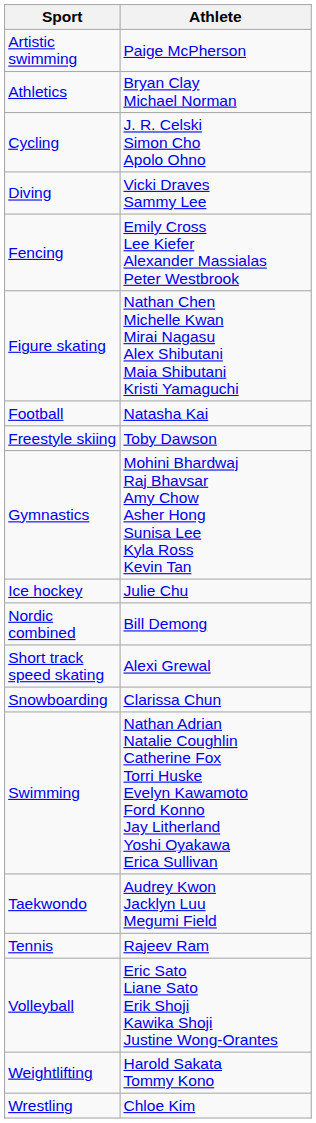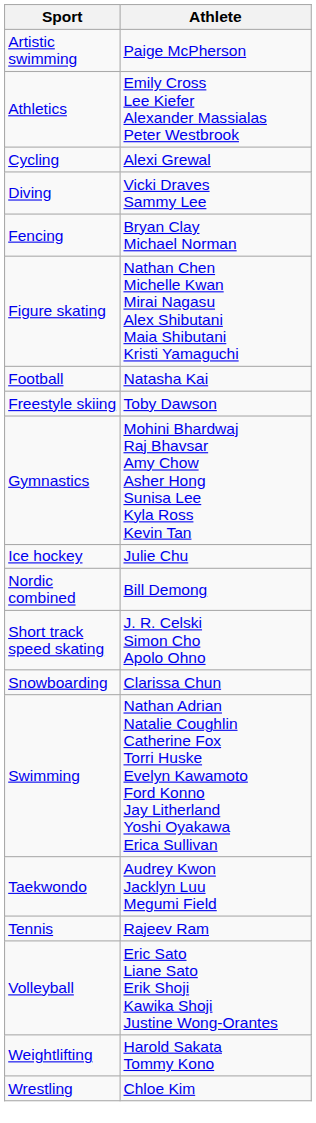(180, 92) Bryan Clay Michael Norman -> (195, 110) Emily Cross Lee Kiefer Alexander Massialas Peter Westbrook
(165, 143) J. R. Celski Simon Cho Apolo Ohno -> (167, 160) Alexi Grewal
(195, 252) Emily Cross Lee Kiefer Alexander Massialas Peter Westbrook -> (180, 235) Bryan Clay Michael Norman
(167, 666) Alexi Grewal -> (165, 640) J. R. Celski Simon Cho Apolo Ohno
